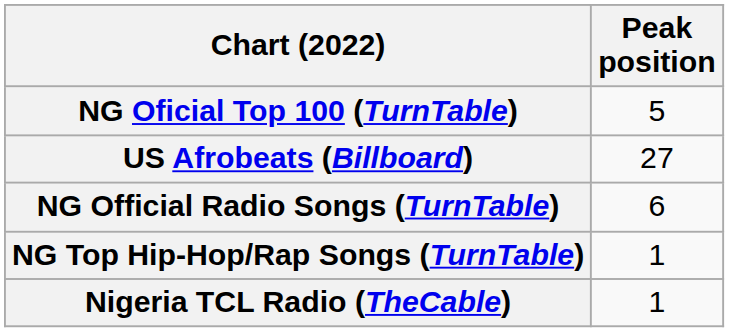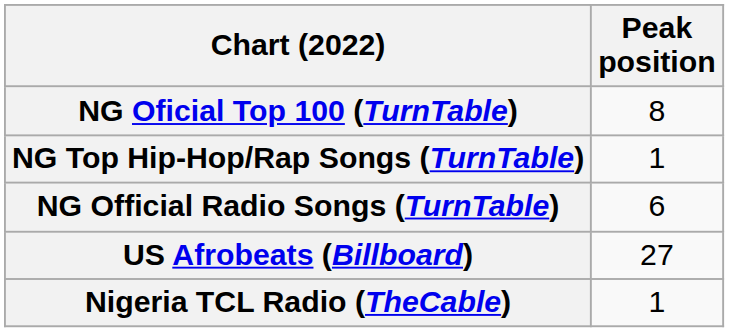(657, 110) 5 -> (657, 110) 8
rows swapped: (298, 254) <-> (298, 158)
